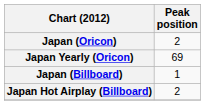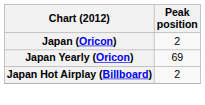- row: (79, 74)
